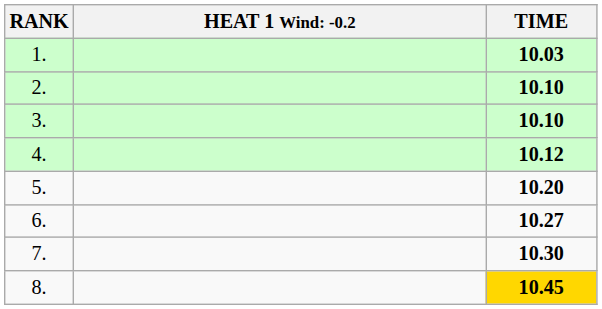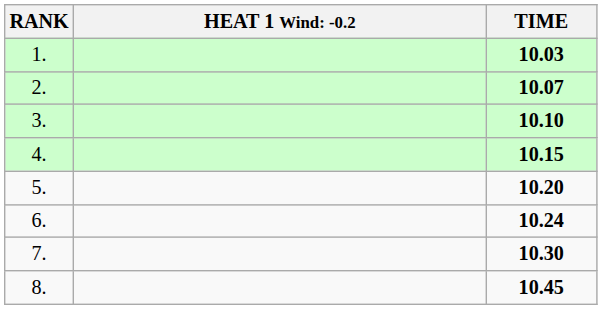(541, 88) 10.10 -> (541, 88) 10.07
(541, 154) 10.12 -> (541, 154) 10.15
(541, 221) 10.27 -> (541, 221) 10.24
(541, 287) gold background -> (541, 287) no background
